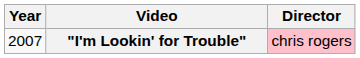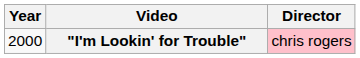(25, 41) 2007 -> (25, 41) 2000
